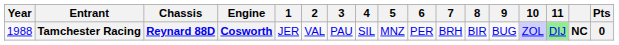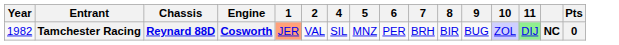- column: (342, 13)
(20, 31) 1988 -> (20, 31) 1982
(288, 31) no background -> (288, 31) lightsalmon background
